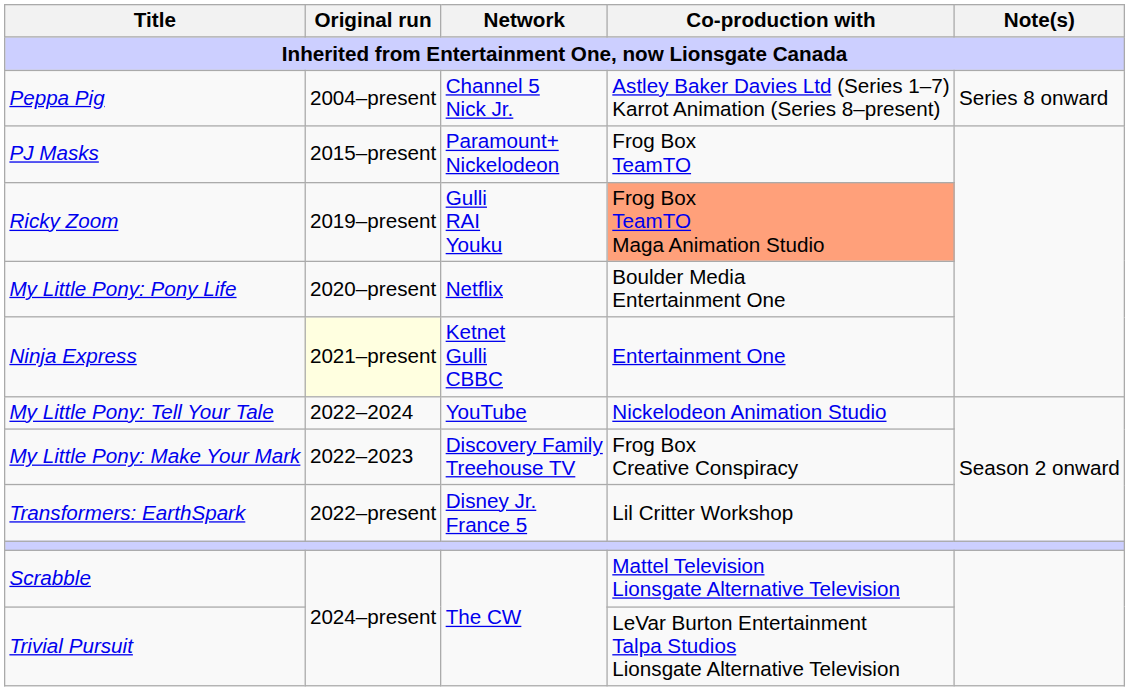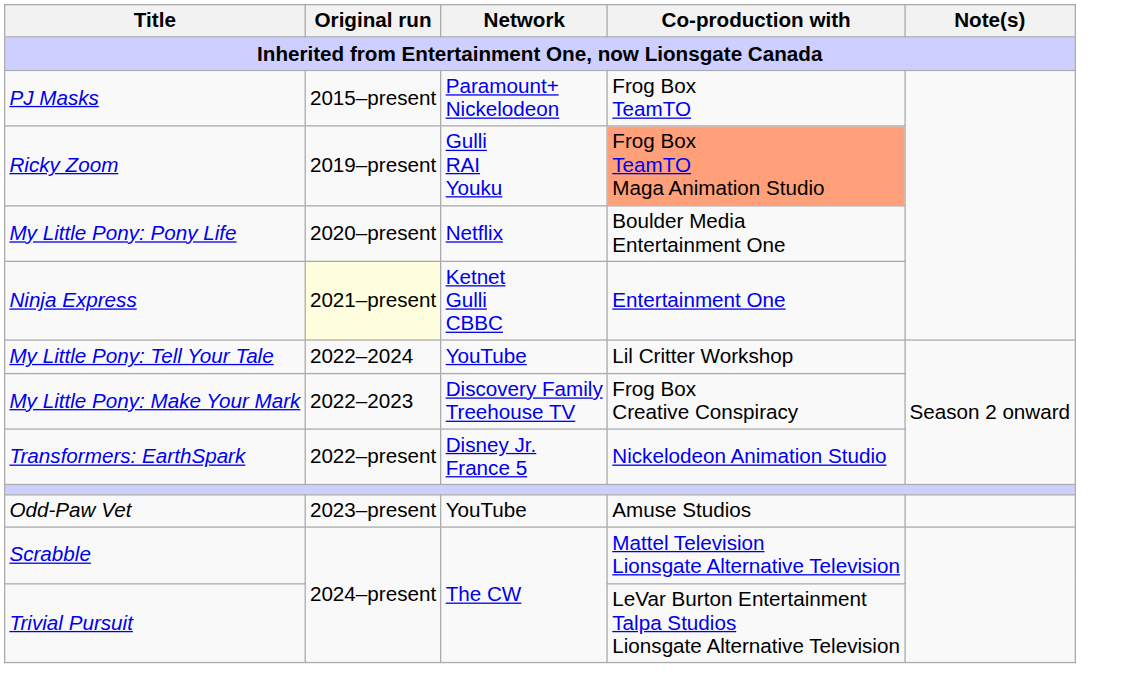- row: (57, 97)
(749, 412) Nickelodeon Animation Studio -> (703, 356) Lil Critter Workshop
(703, 512) Lil Critter Workshop -> (749, 456) Nickelodeon Animation Studio
+ row: (70, 510)
